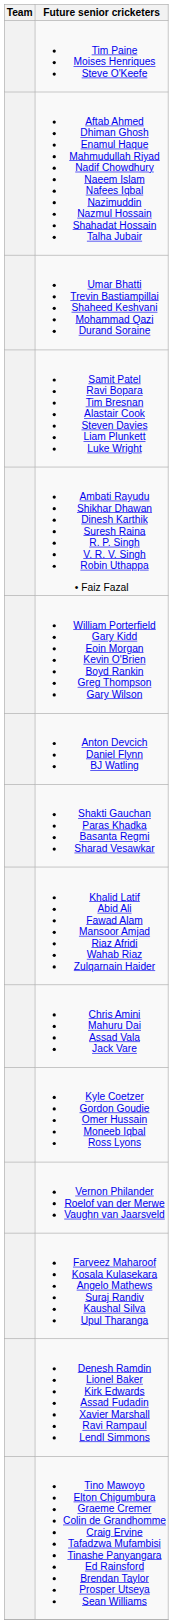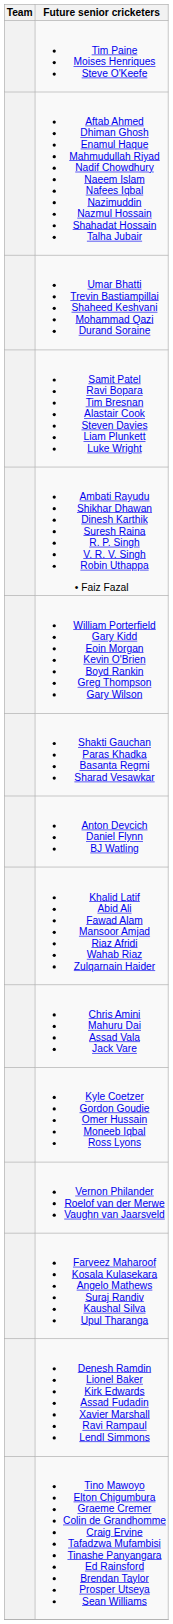rows swapped: (102, 832) <-> (102, 755)
